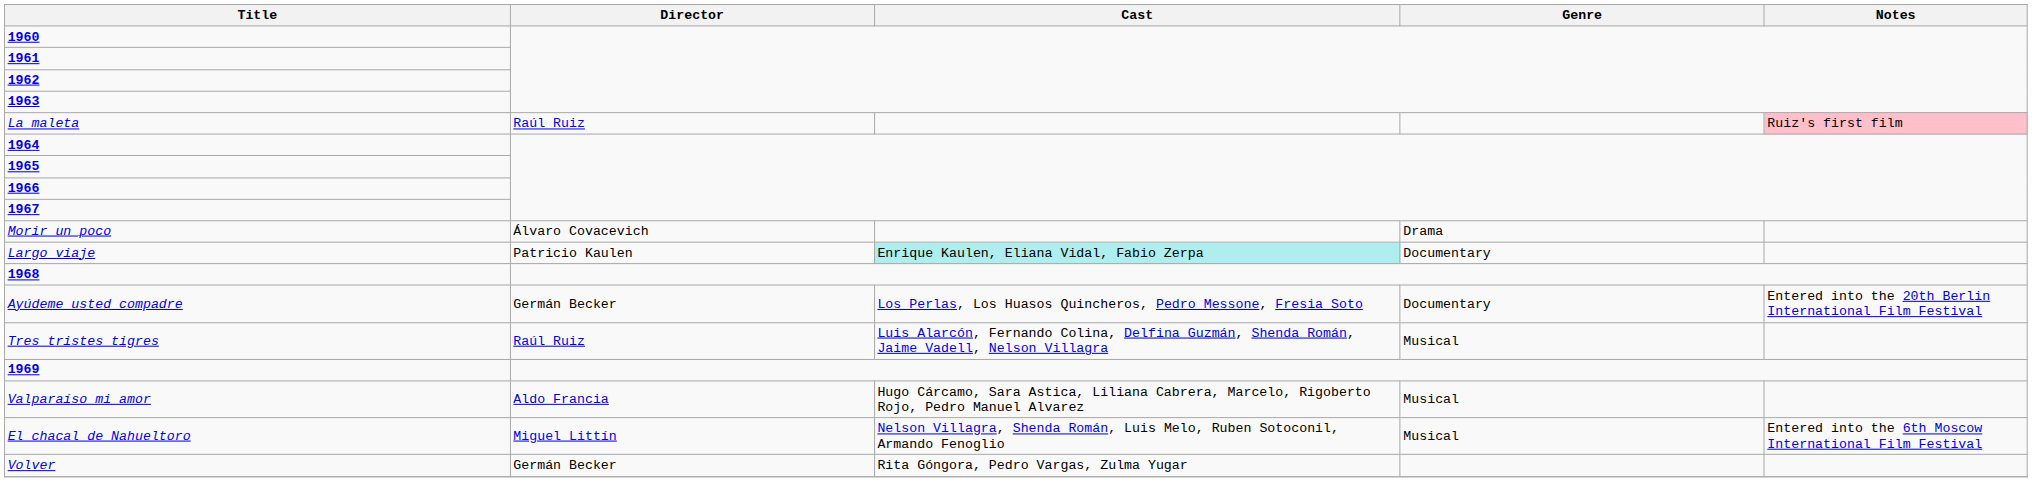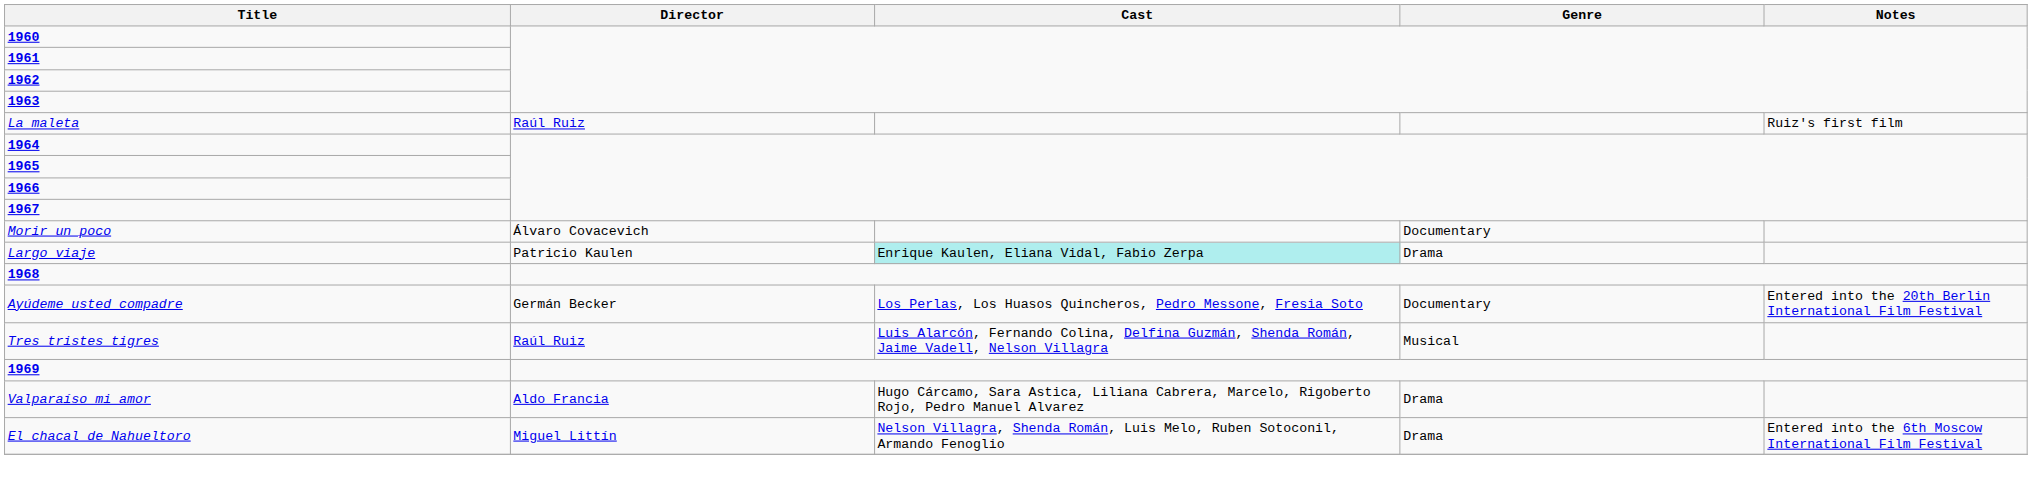(1835, 123) pink background -> (1835, 123) no background
(1423, 231) Drama -> (1447, 231) Documentary
(1447, 253) Documentary -> (1423, 253) Drama
(1431, 399) Musical -> (1423, 399) Drama
(1431, 436) Musical -> (1423, 436) Drama
- row: (32, 466)
